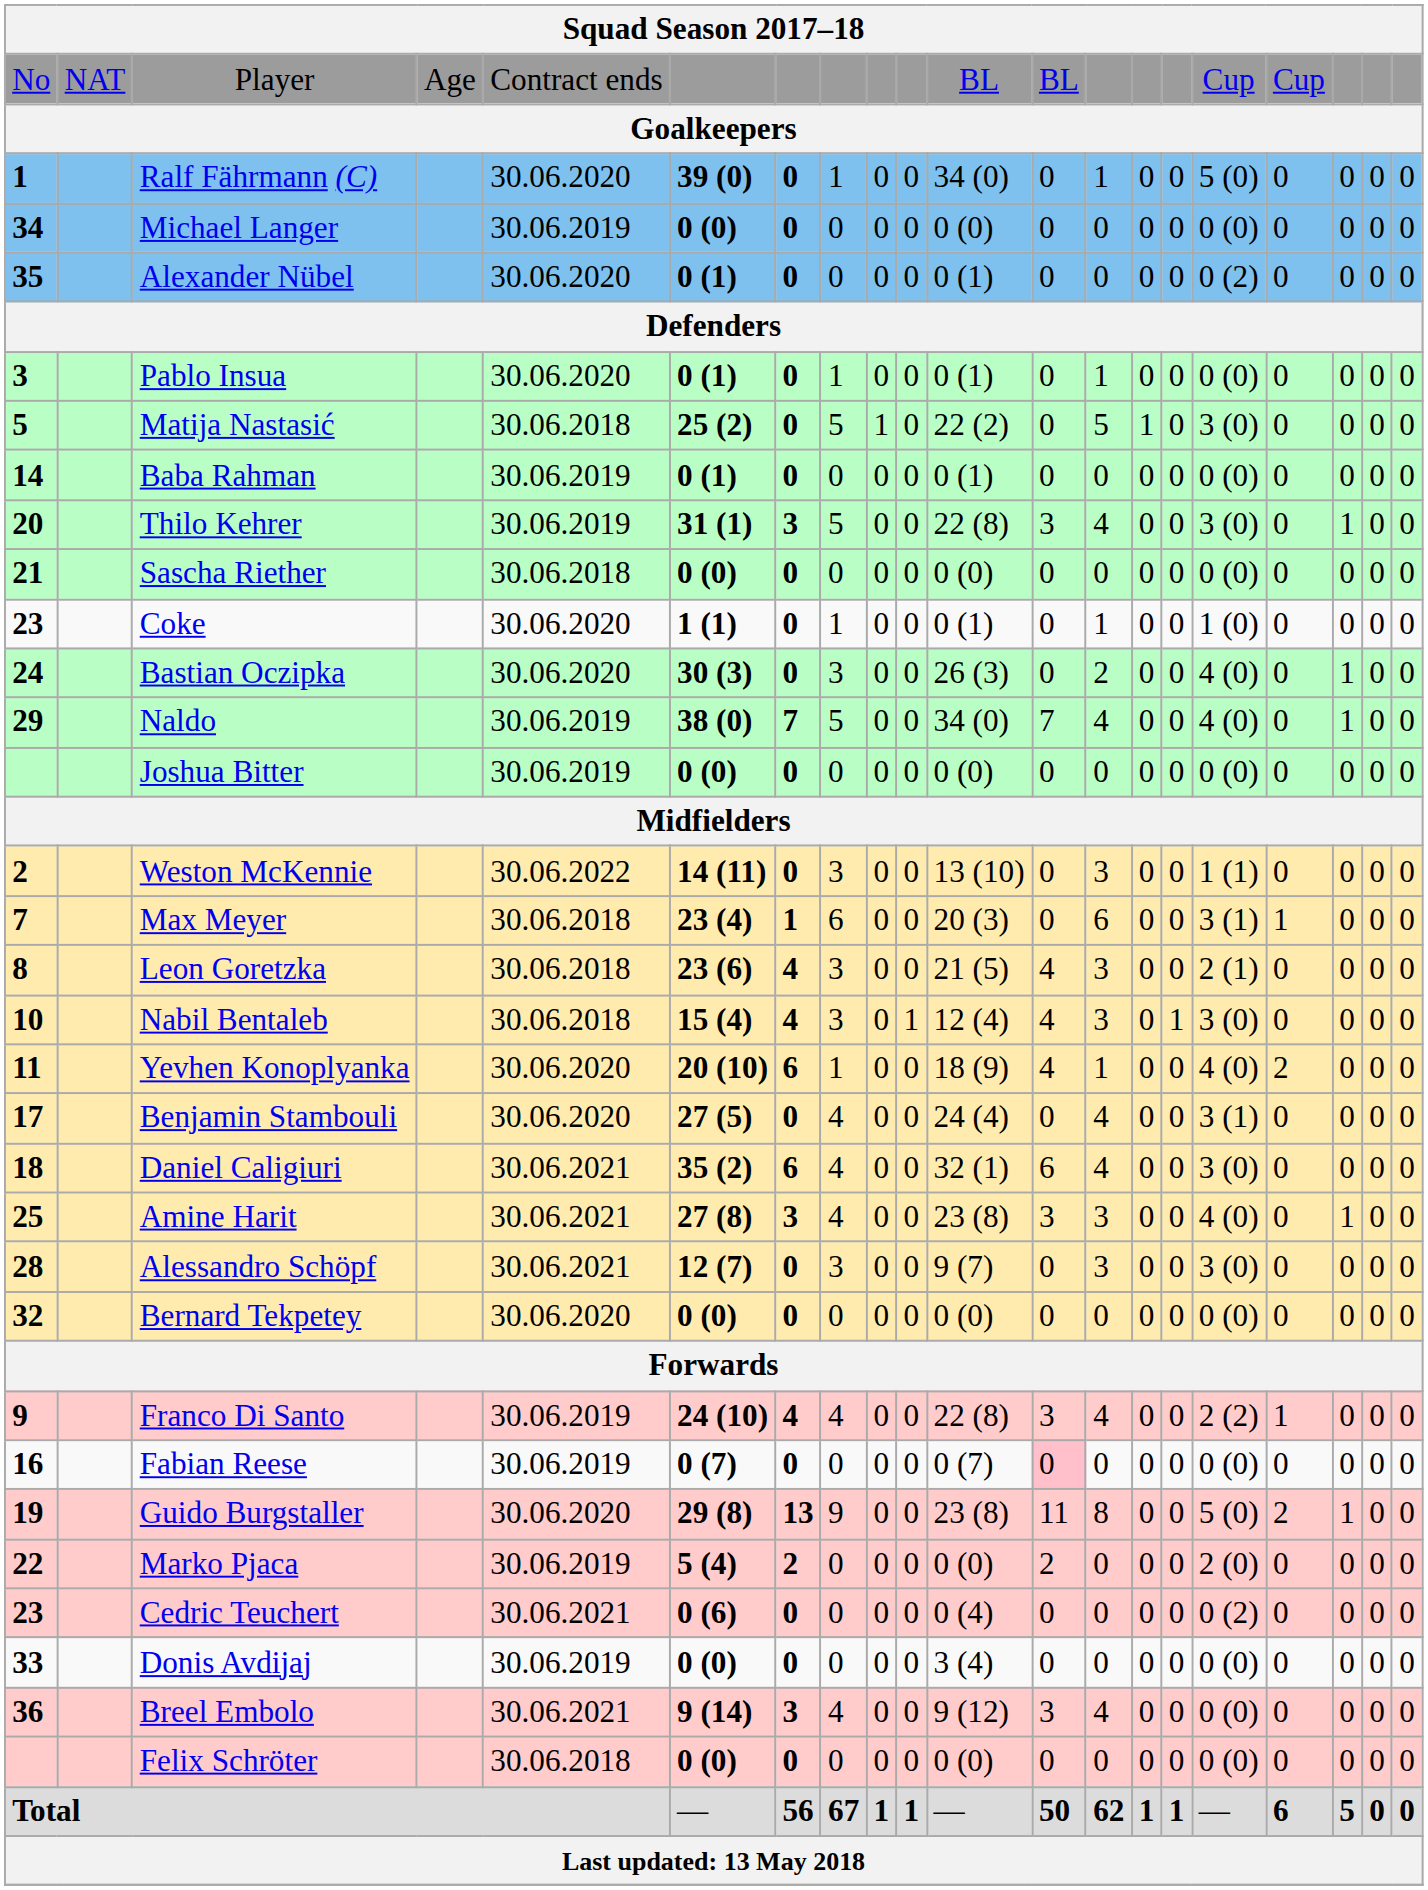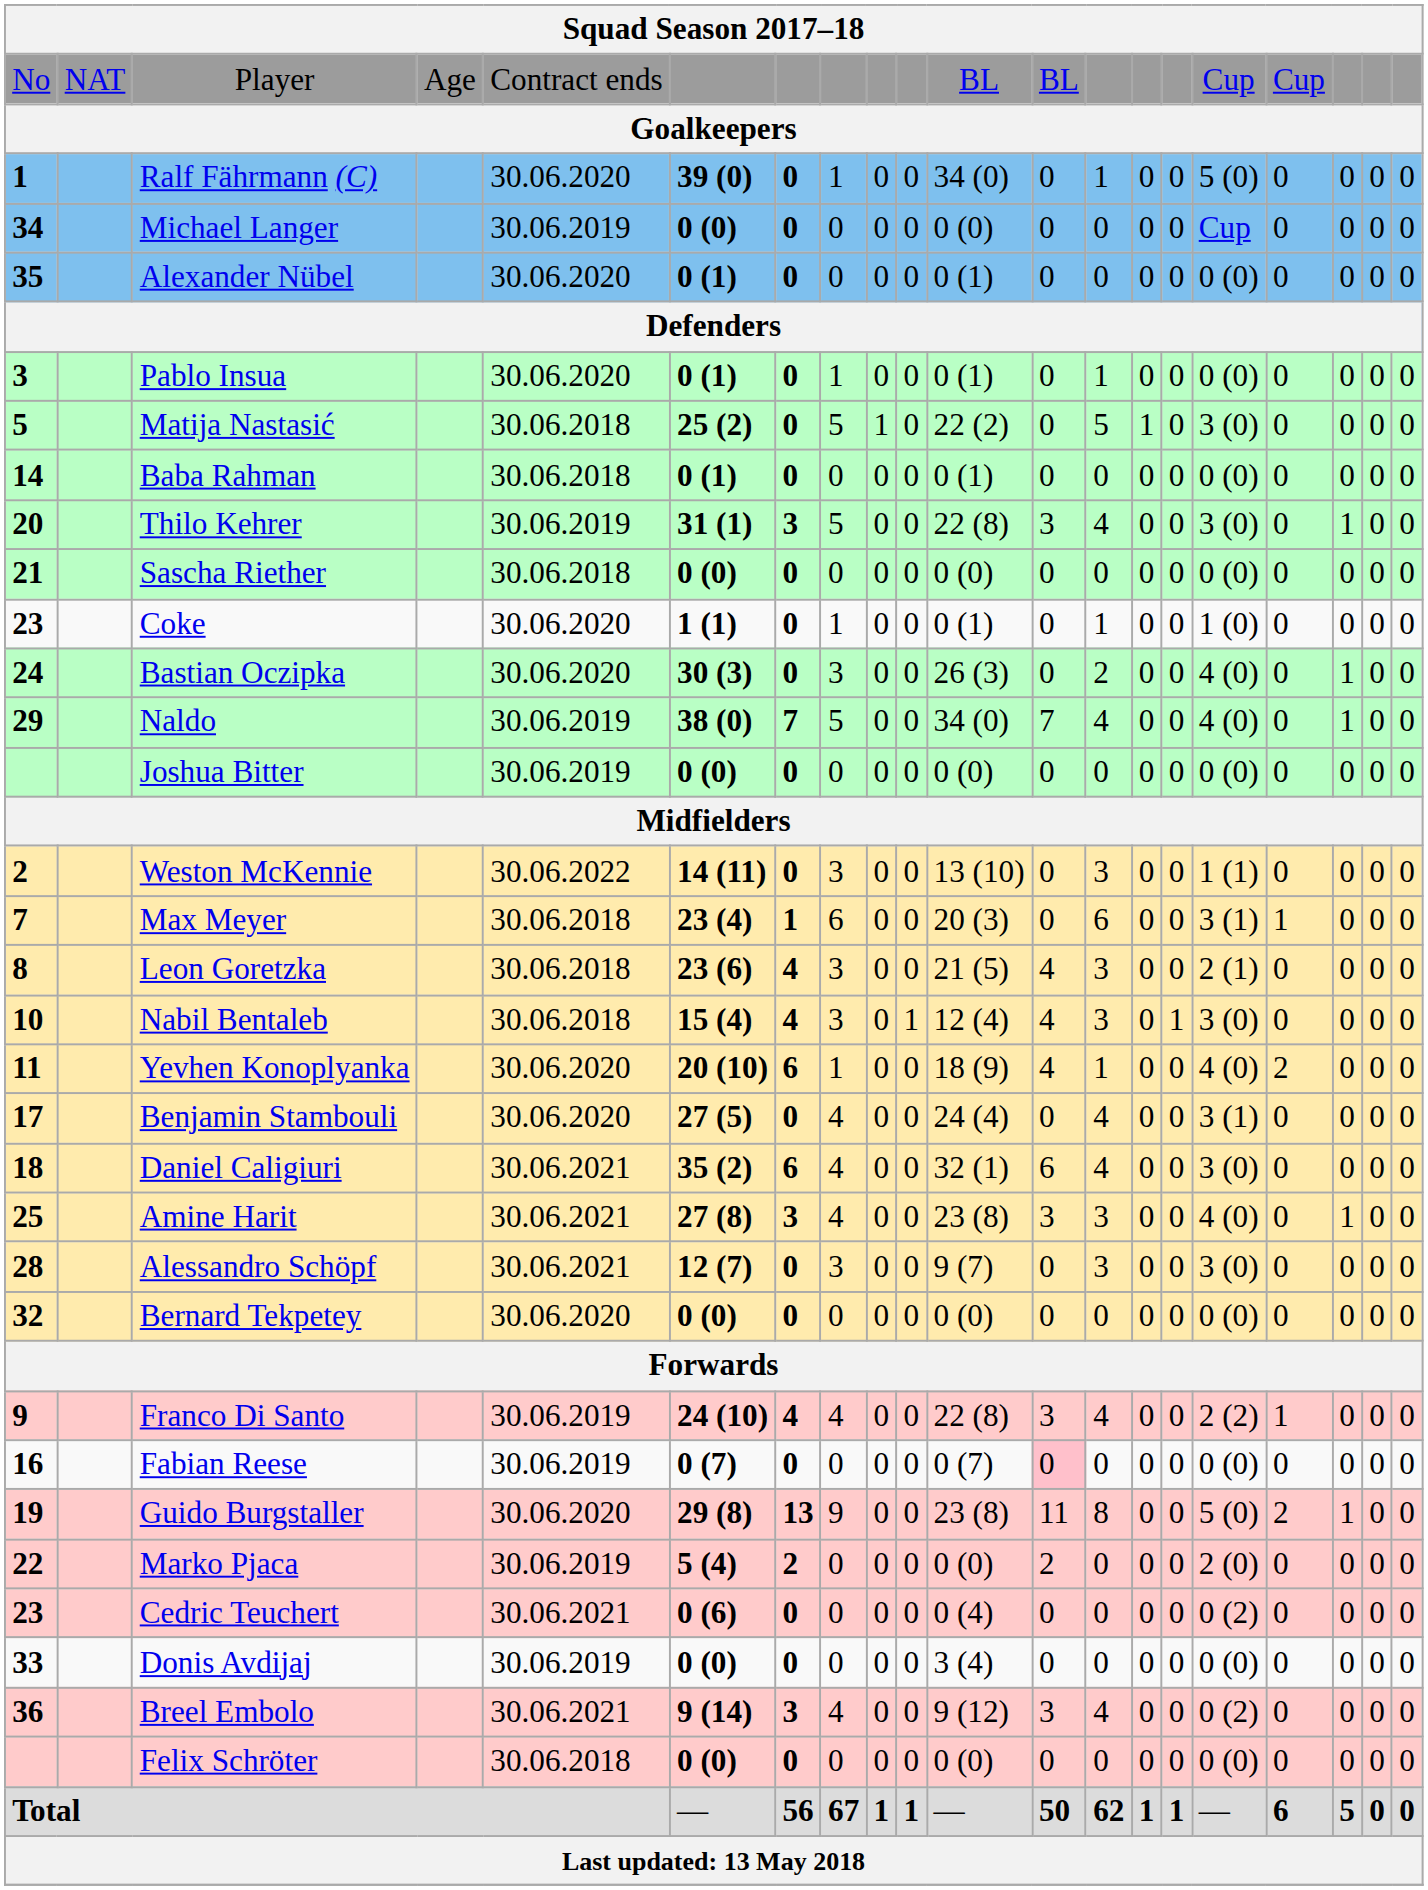(1229, 227) 0 (0) -> (1225, 227) Cup
(1229, 276) 0 (2) -> (1229, 276) 0 (0)
(560, 474) 30.06.2019 -> (560, 474) 30.06.2018
(1229, 1711) 0 (0) -> (1229, 1711) 0 (2)
